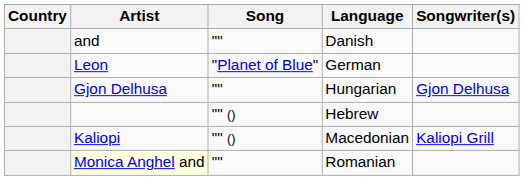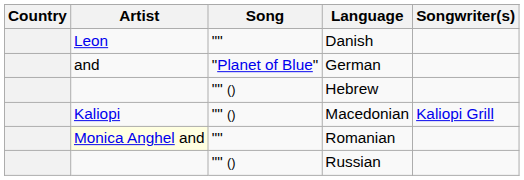(87, 41) and -> (91, 41) Leon
(91, 65) Leon -> (87, 65) and
- row: (361, 89)
+ row: (353, 162)
